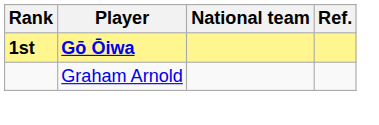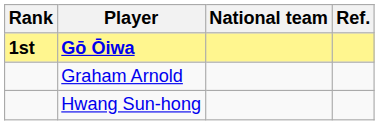+ row: (131, 104)
